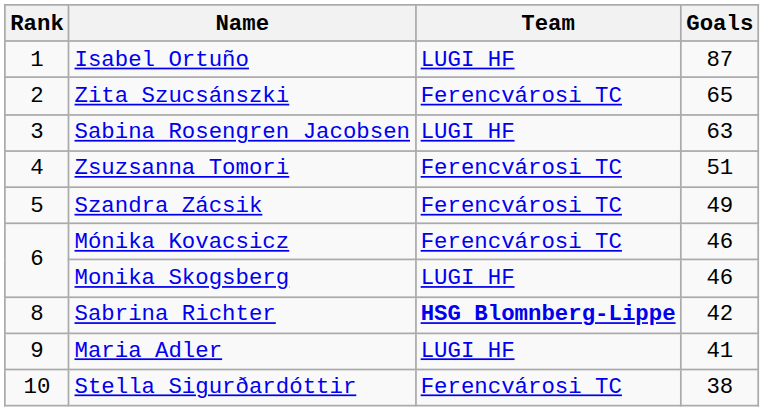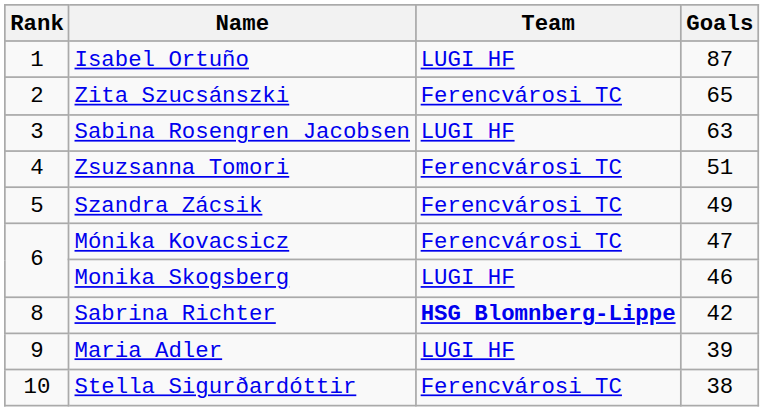(720, 242) 46 -> (720, 242) 47
(720, 351) 41 -> (720, 351) 39
